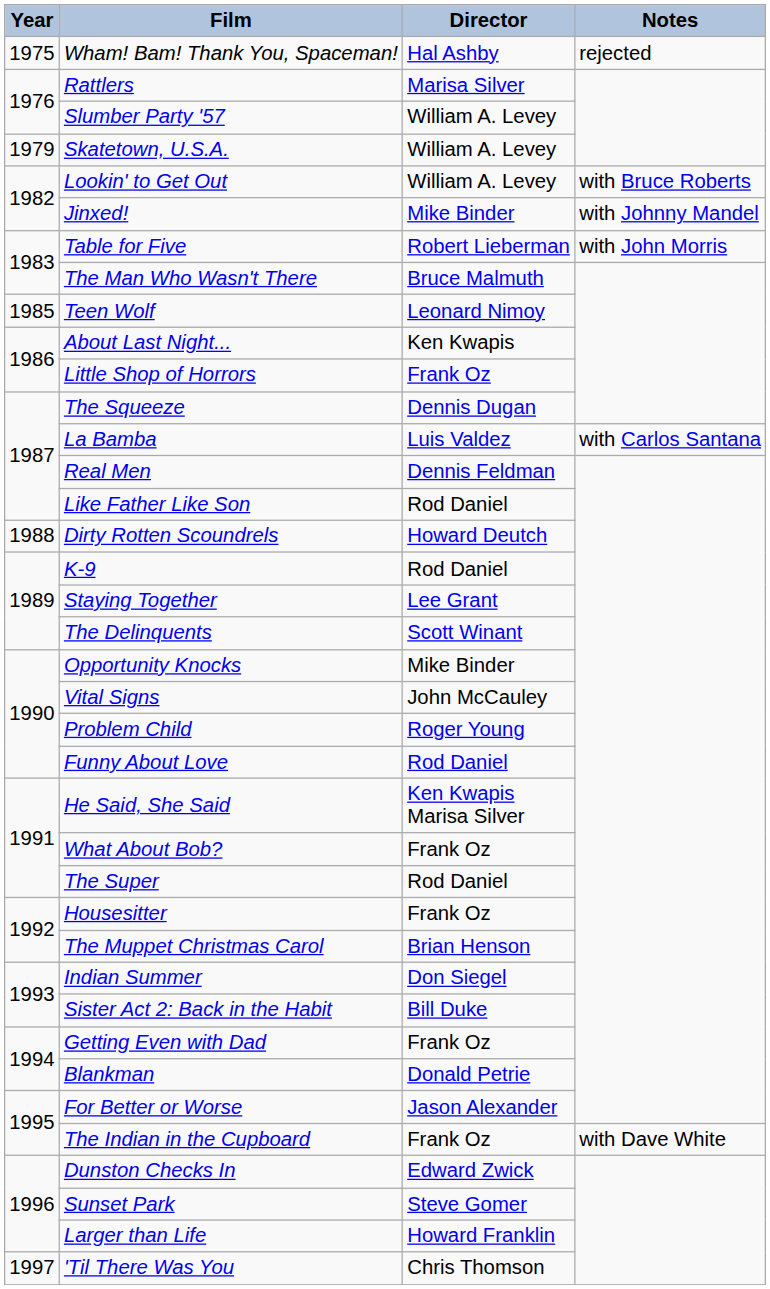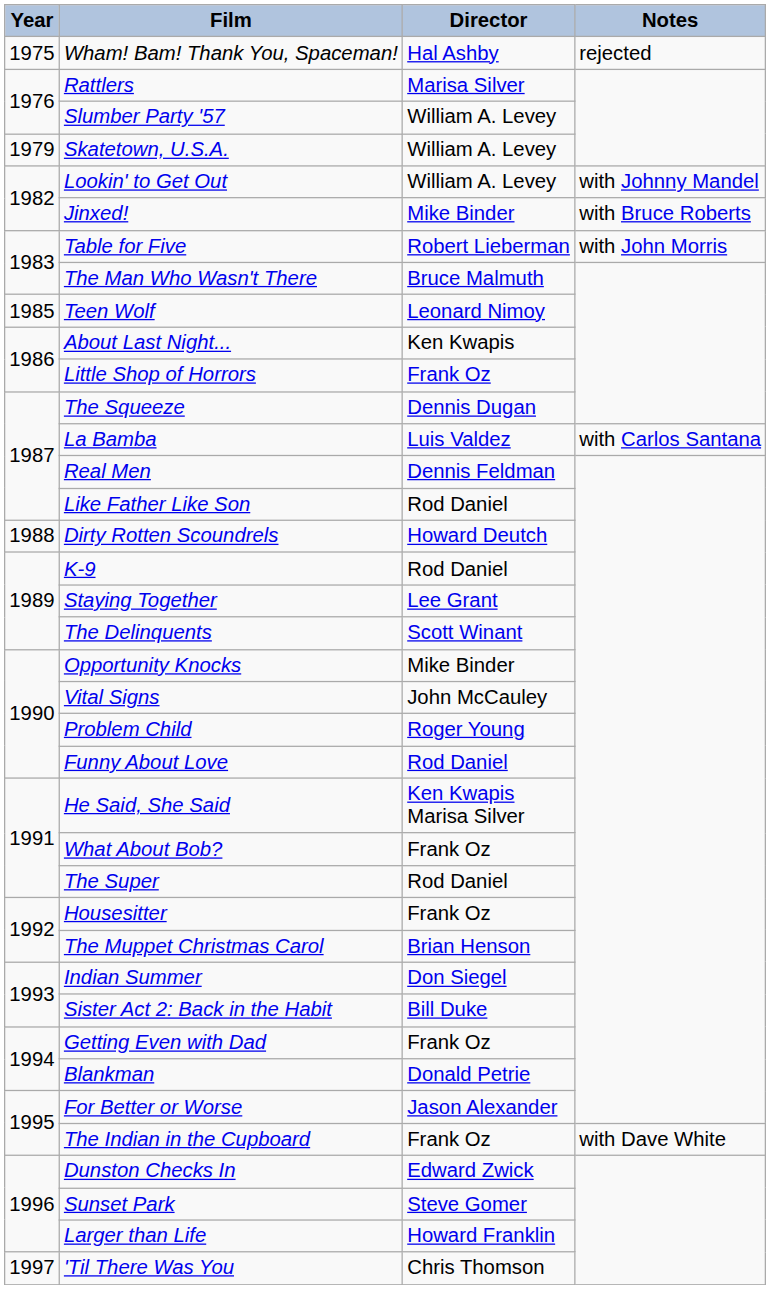(665, 181) with Bruce Roberts -> (669, 181) with Johnny Mandel
(669, 213) with Johnny Mandel -> (665, 213) with Bruce Roberts
